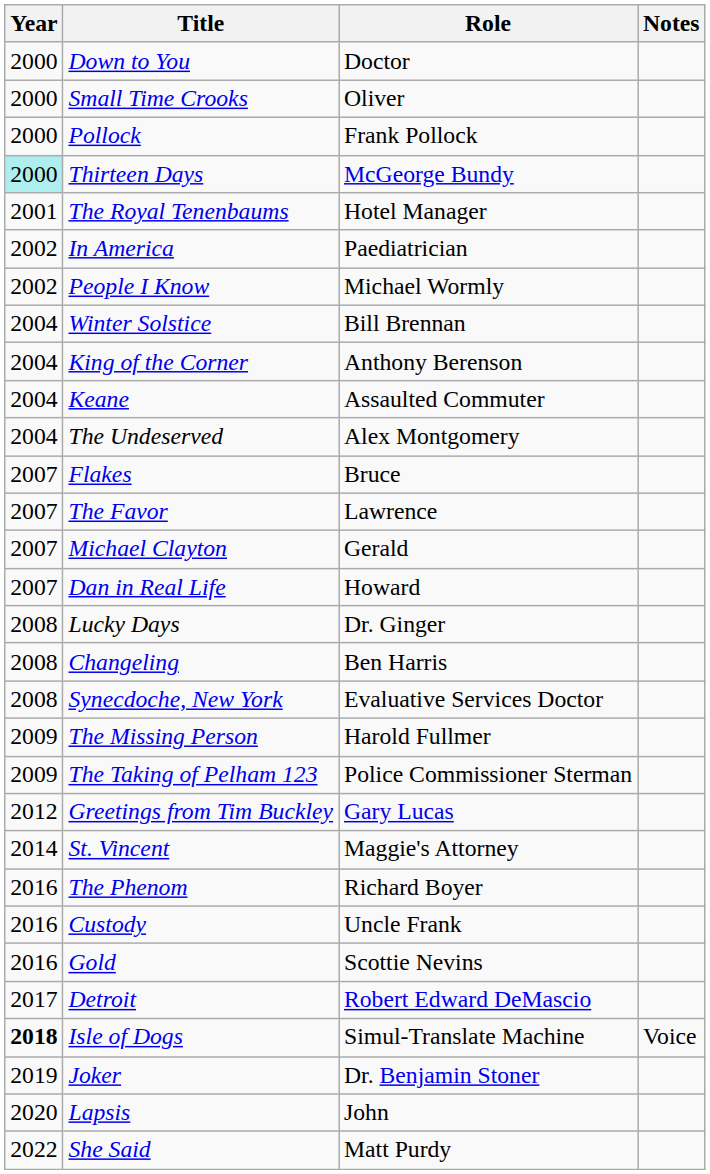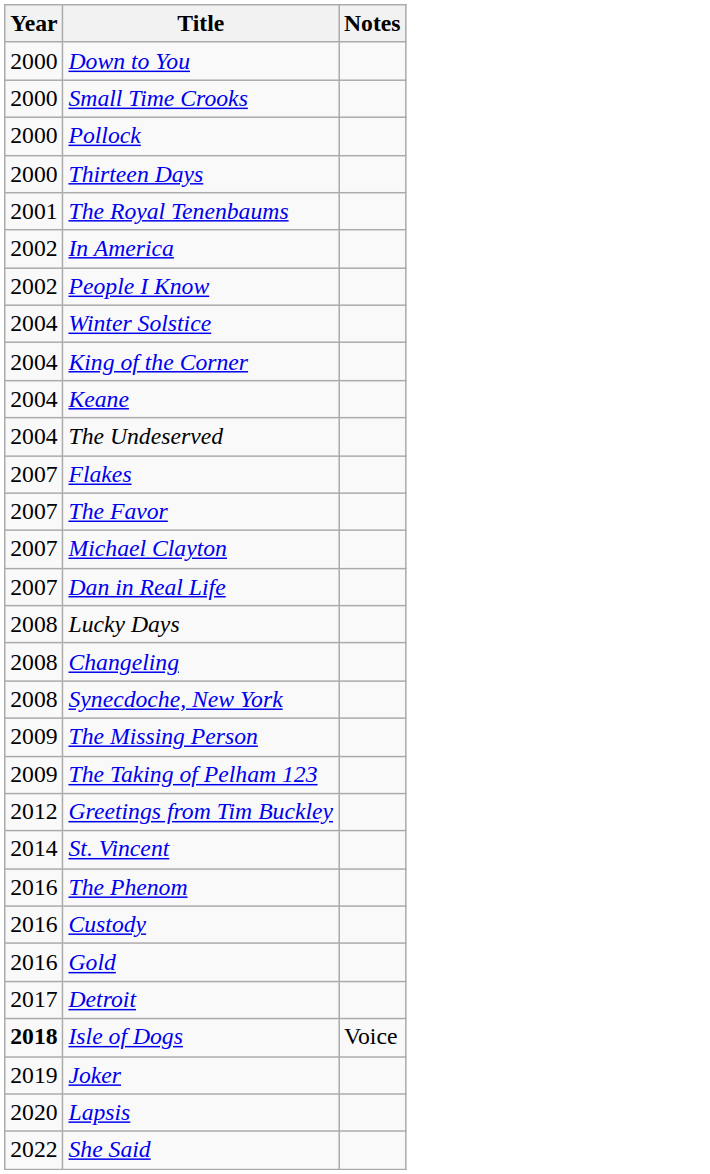- column: (488, 23)
(34, 173) paleturquoise background -> (34, 173) no background
